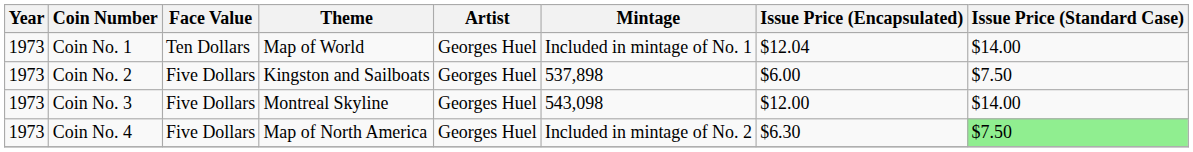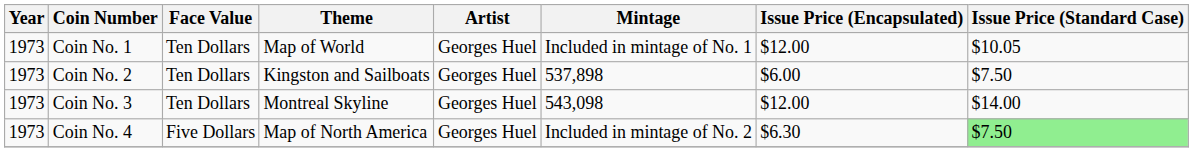(785, 47) $12.04 -> (785, 47) $12.00
(996, 47) $14.00 -> (996, 47) $10.05
(211, 75) Five Dollars -> (208, 75) Ten Dollars
(211, 103) Five Dollars -> (208, 103) Ten Dollars
